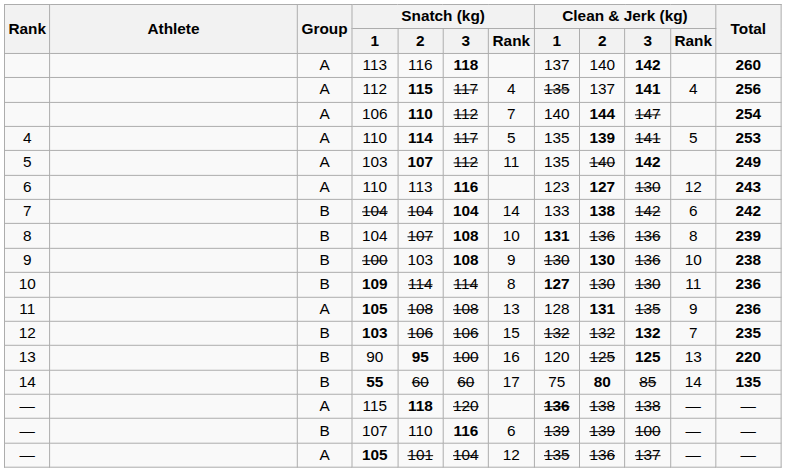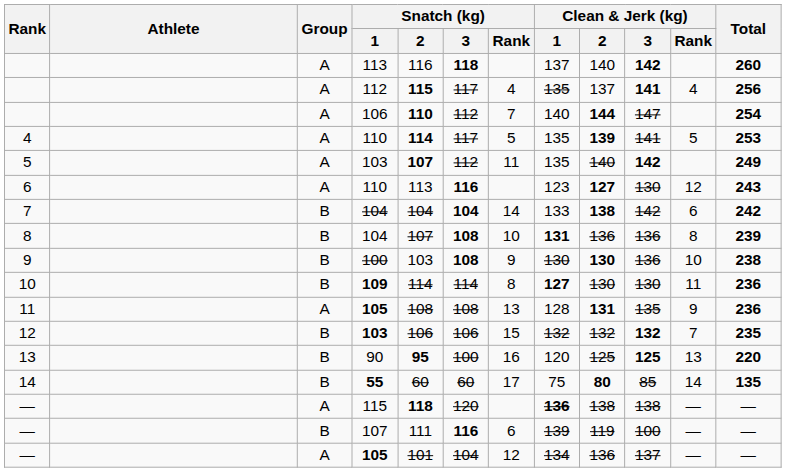(420, 430) 110 -> (420, 430) 111
(602, 430) 139 -> (602, 430) 119
(557, 455) 135 -> (557, 455) 134
